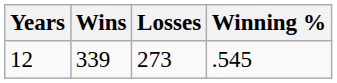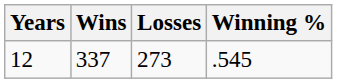(93, 59) 339 -> (93, 59) 337
